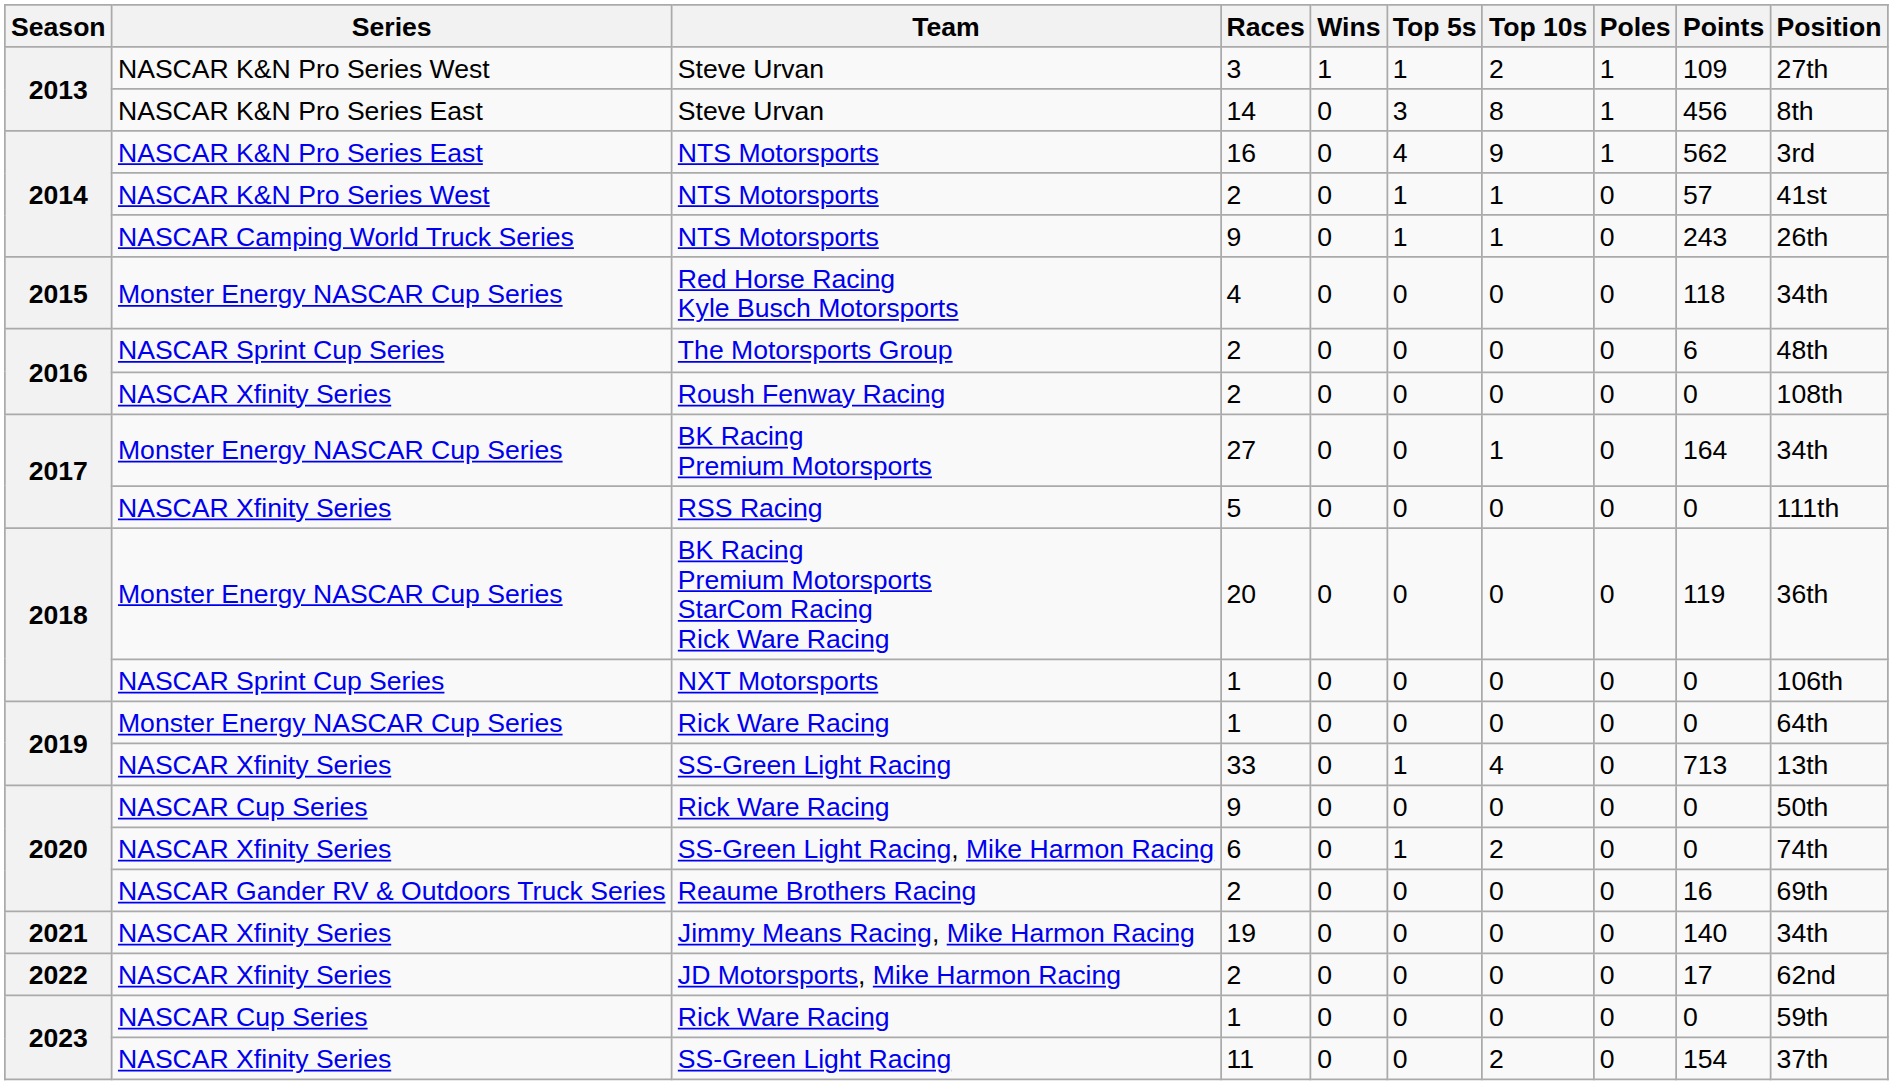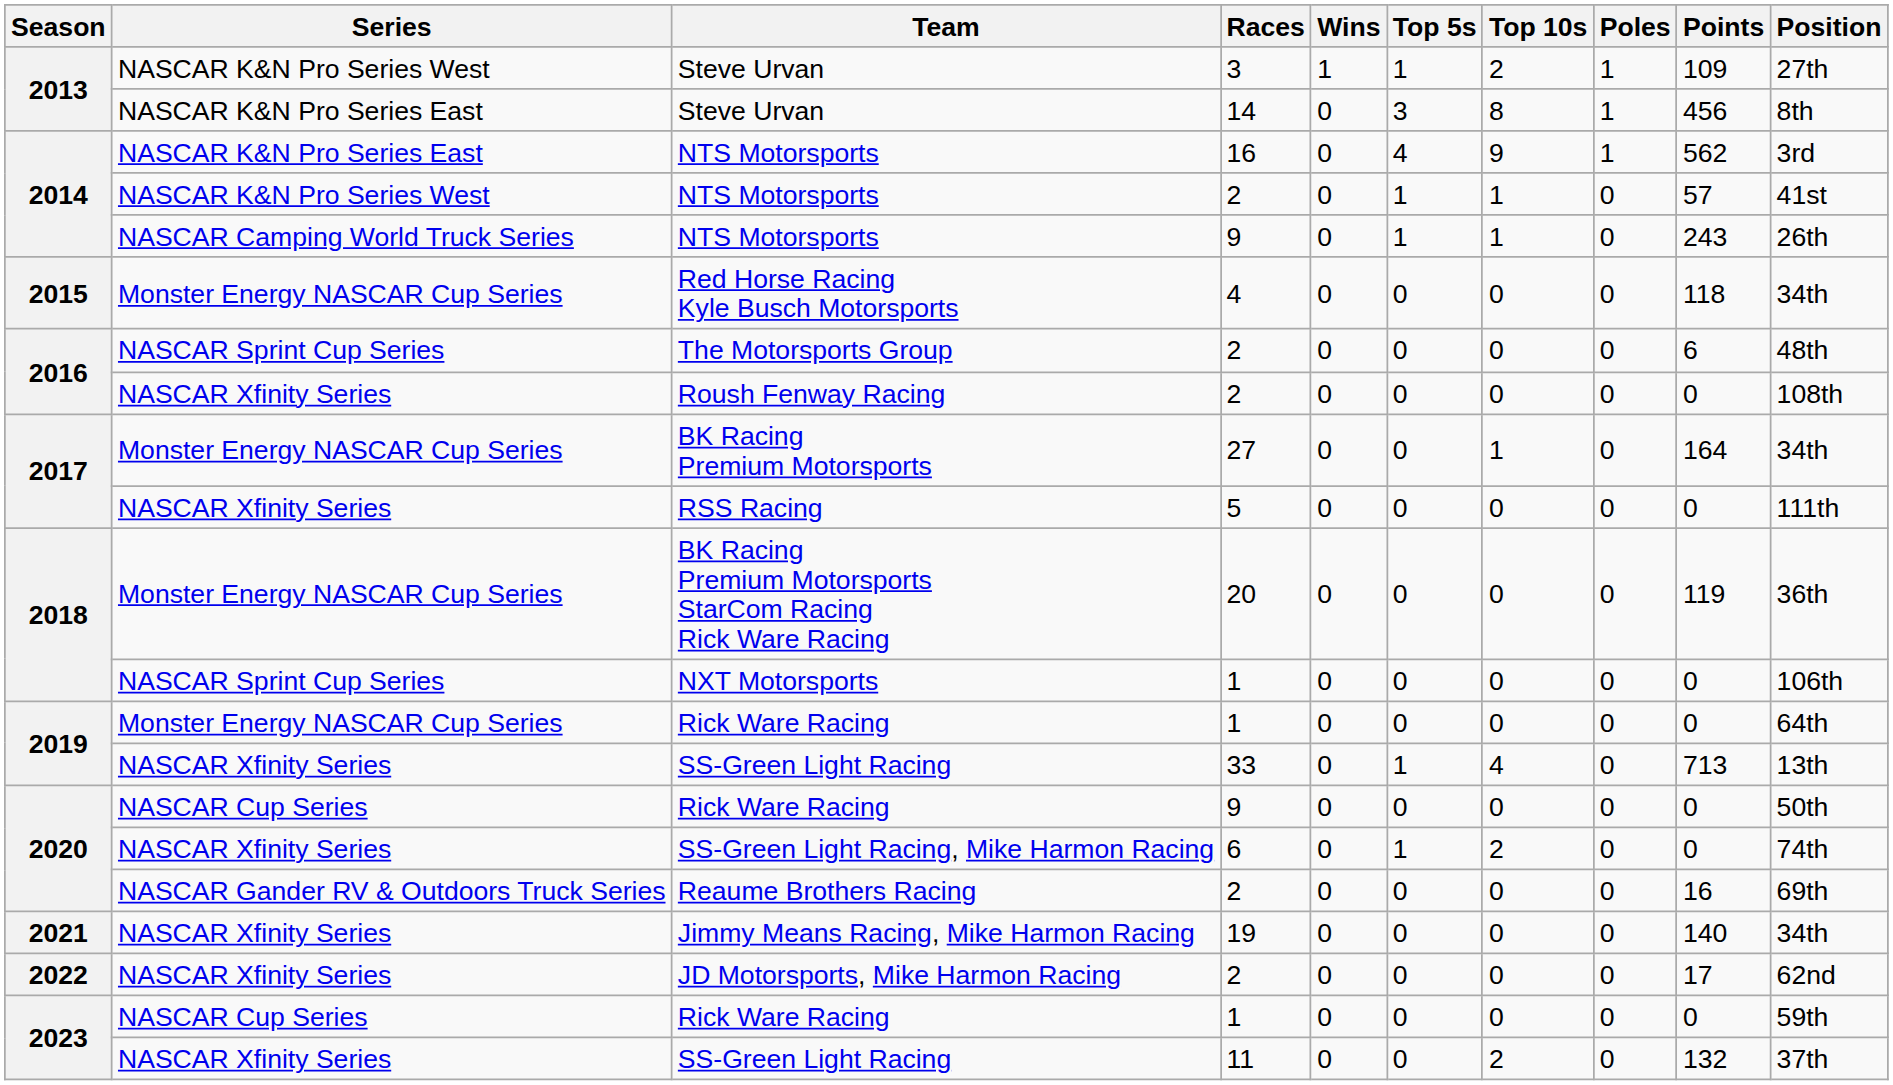(1705, 1059) 154 -> (1705, 1059) 132
